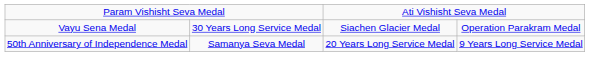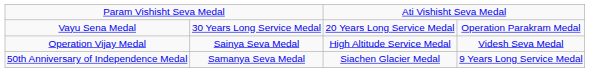(390, 28) Siachen Glacier Medal -> (390, 28) 20 Years Long Service Medal
+ row: (97, 43)
(390, 43) 20 Years Long Service Medal -> (390, 59) Siachen Glacier Medal
